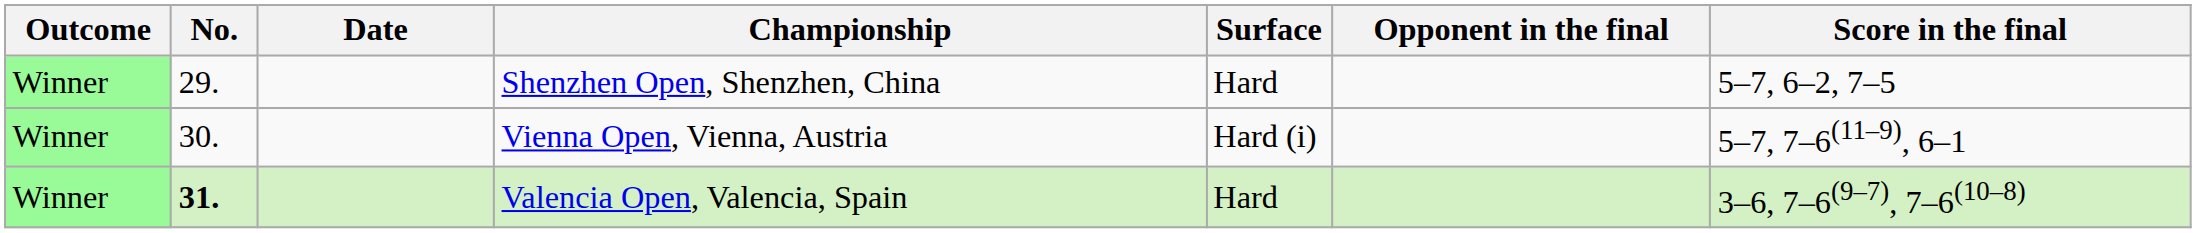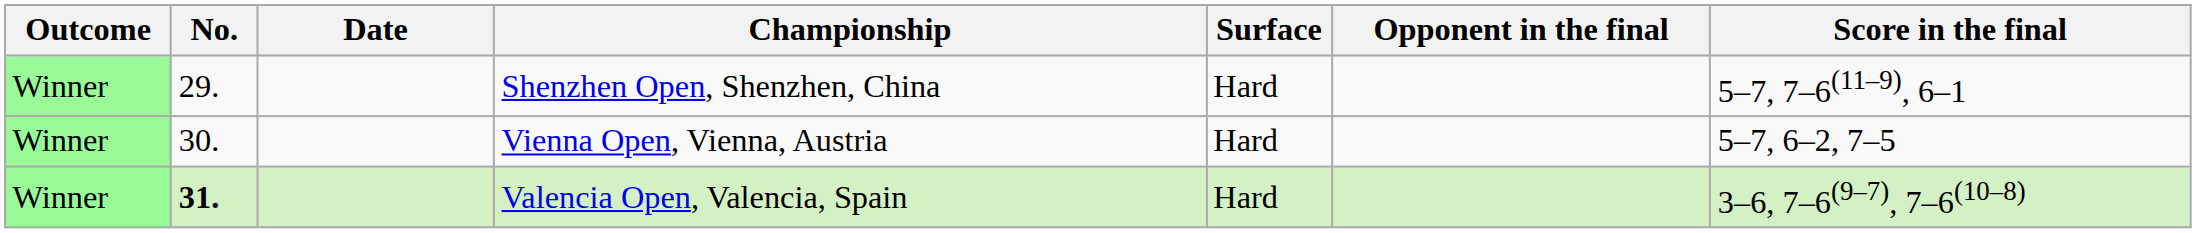(1807, 81) 5–7, 6–2, 7–5 -> (1842, 85) 5–7, 7–6(11–9), 6–1
(1265, 136) Hard (i) -> (1246, 141) Hard
(1842, 137) 5–7, 7–6(11–9), 6–1 -> (1807, 141) 5–7, 6–2, 7–5
